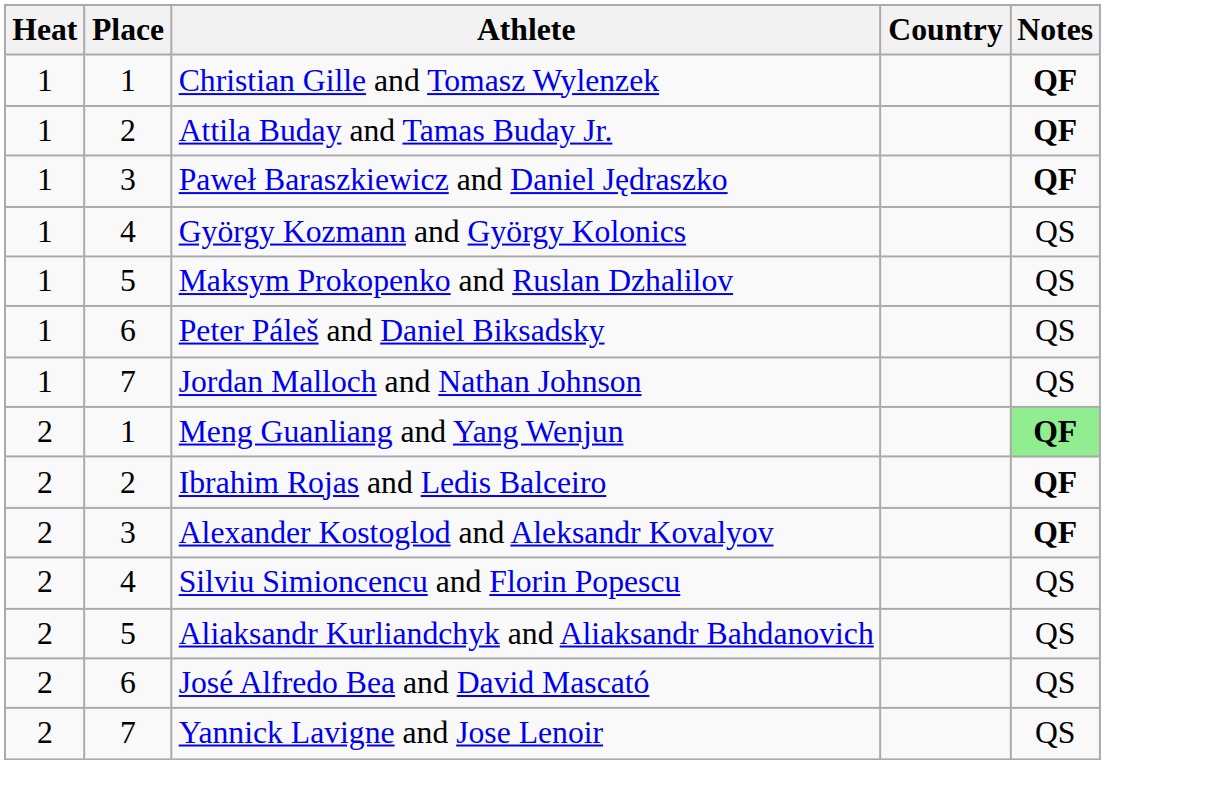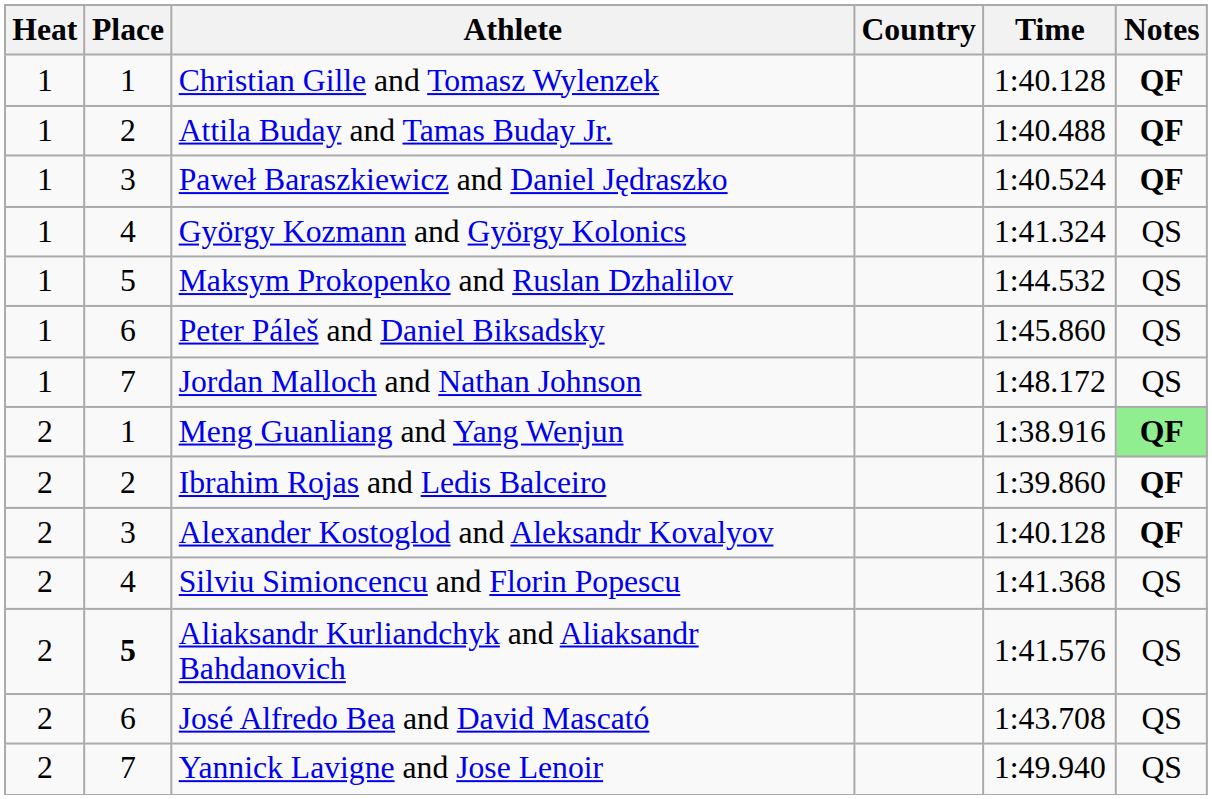+ column: (1050, 29)
(128, 632) normal -> (128, 650) bold
